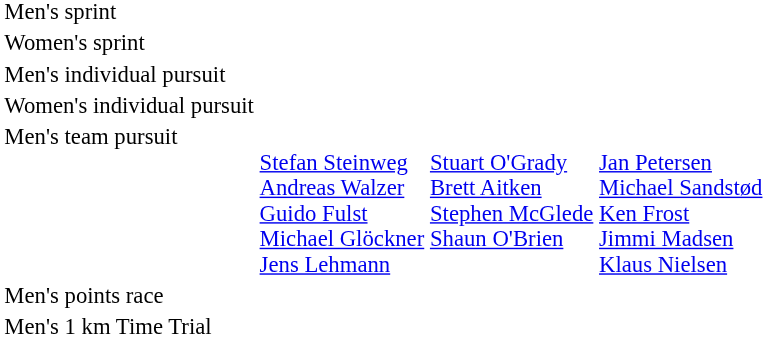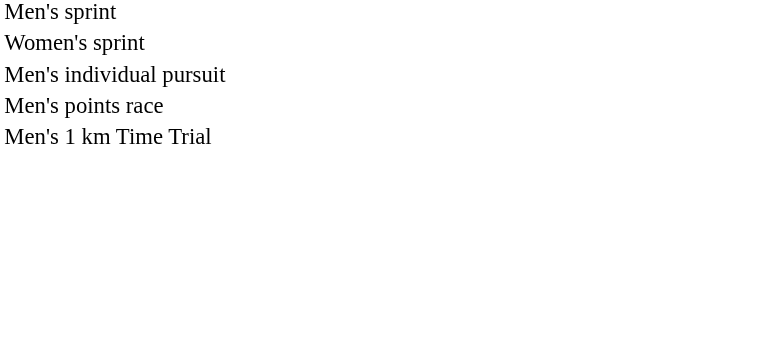- row: (129, 105)
- row: (91, 136)
